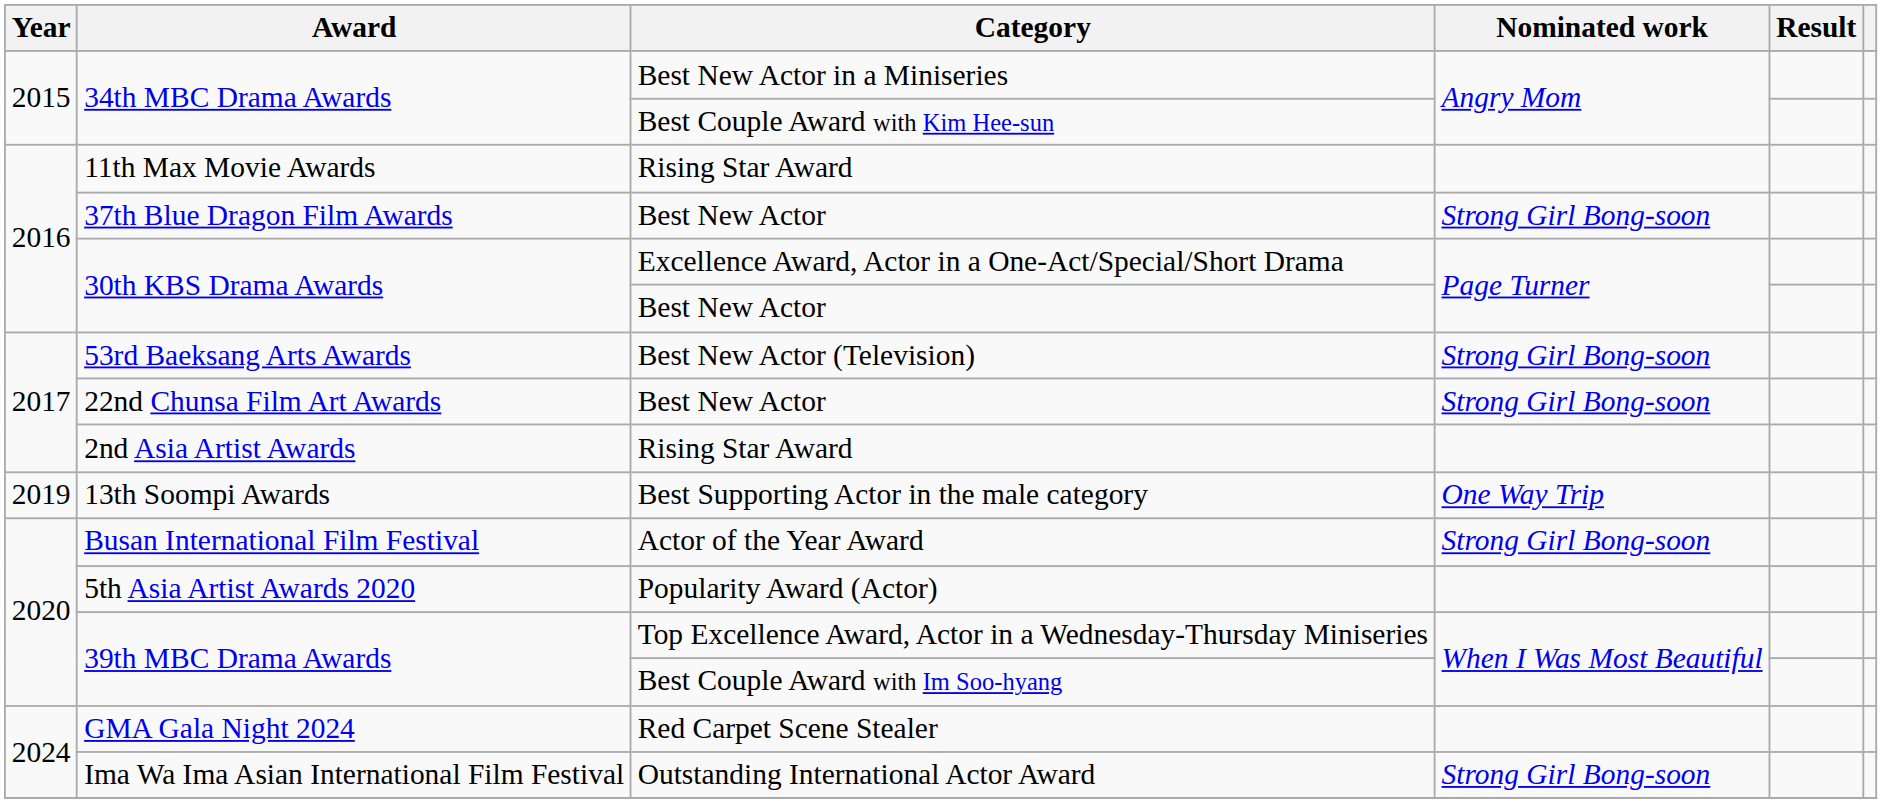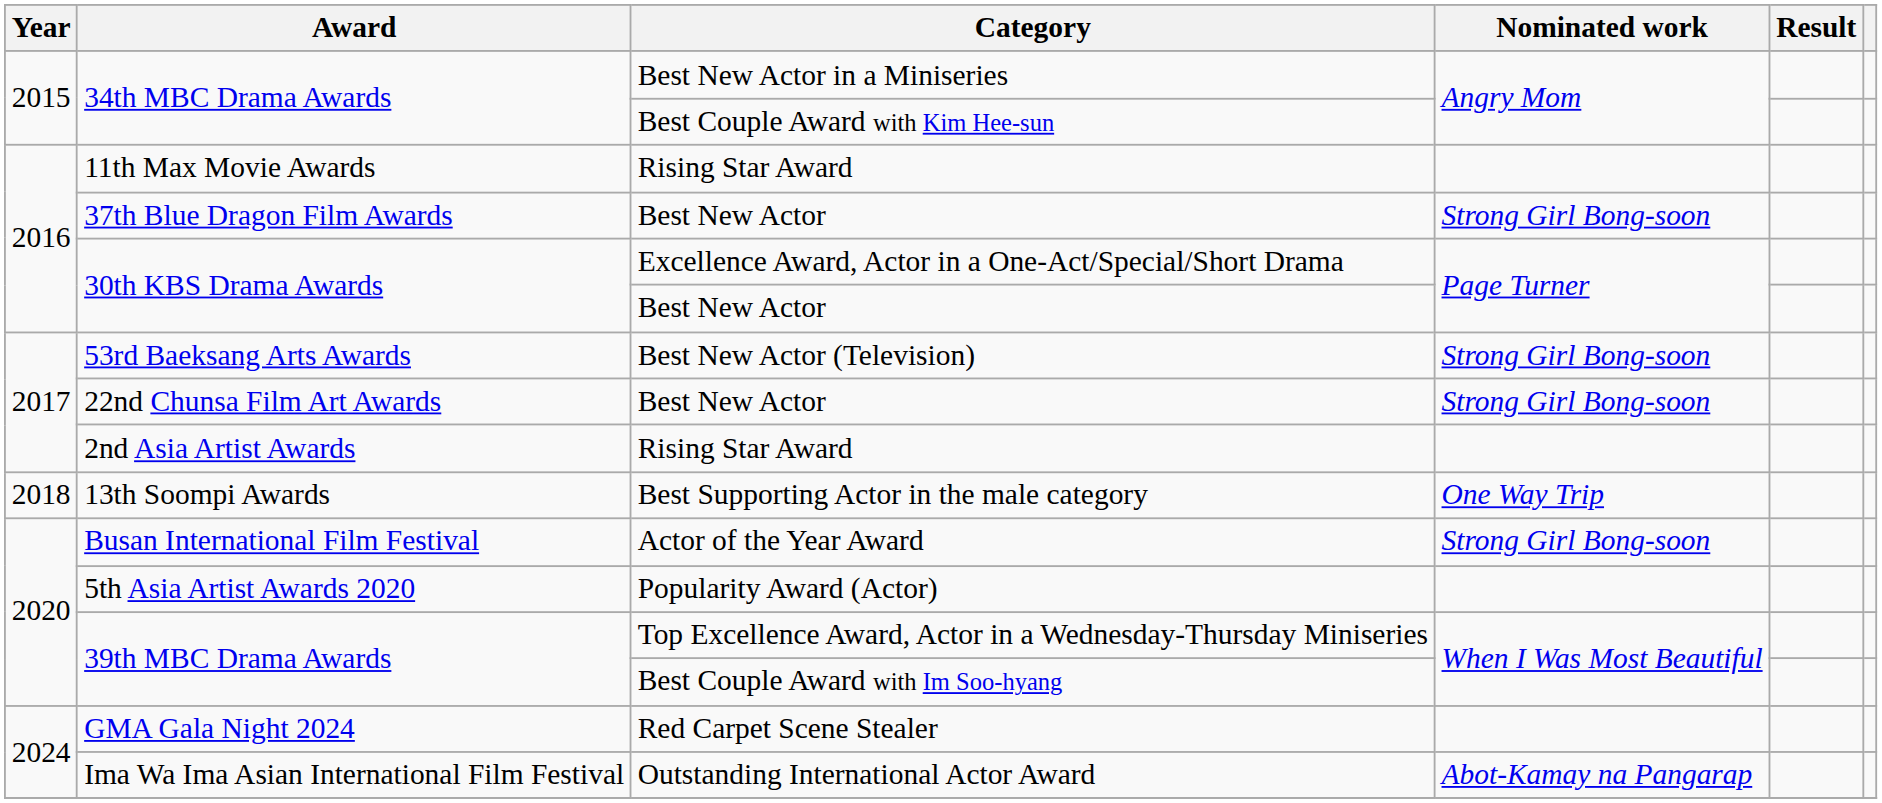(41, 494) 2019 -> (41, 494) 2018
(1576, 774) Strong Girl Bong-soon -> (1597, 774) Abot-Kamay na Pangarap
